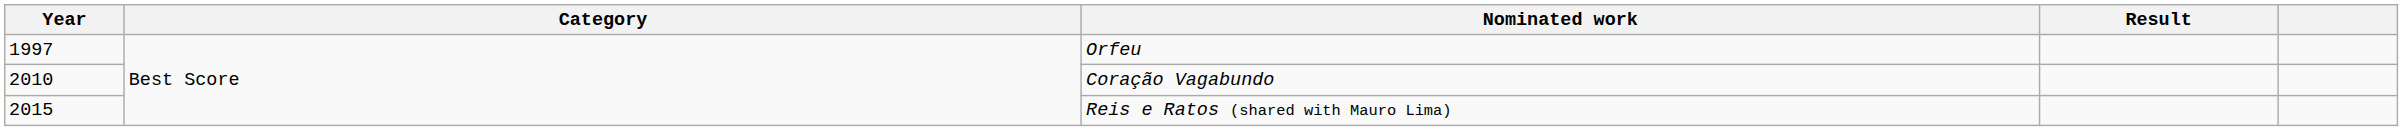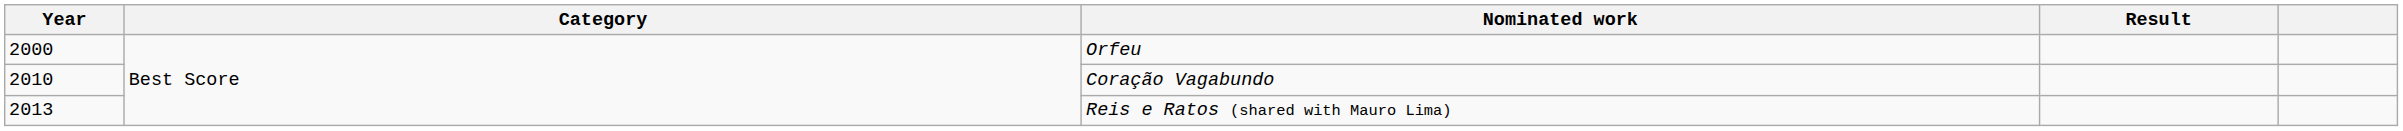(31, 50) 1997 -> (31, 50) 2000
(31, 110) 2015 -> (31, 110) 2013
